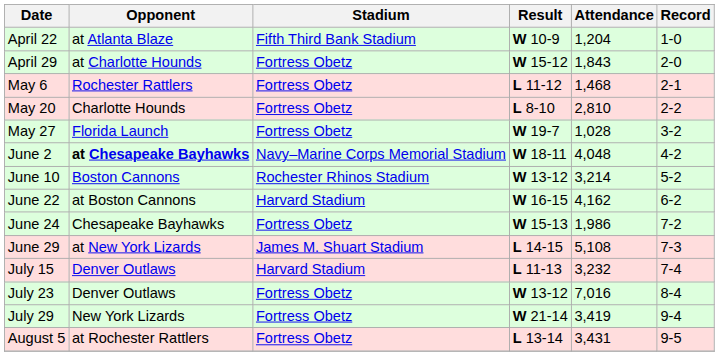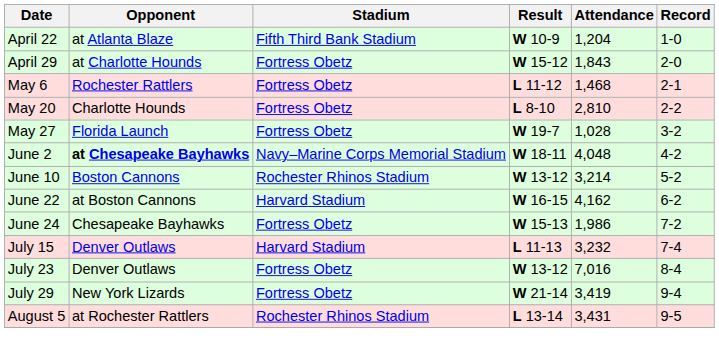- row: (34, 246)
(304, 339) Fortress Obetz -> (343, 316) Rochester Rhinos Stadium
